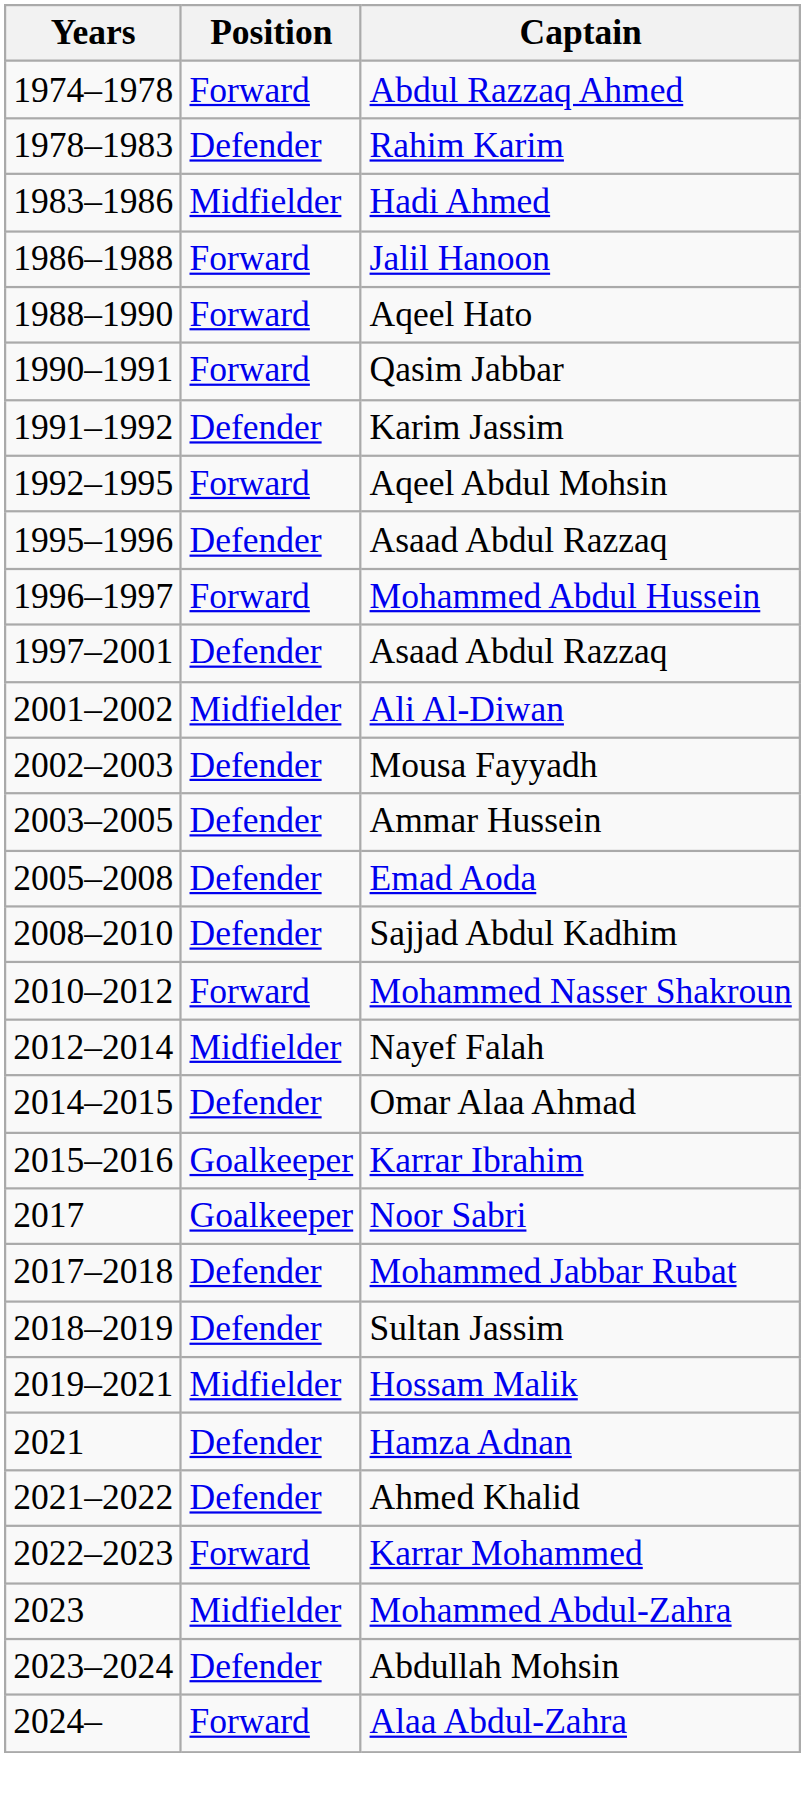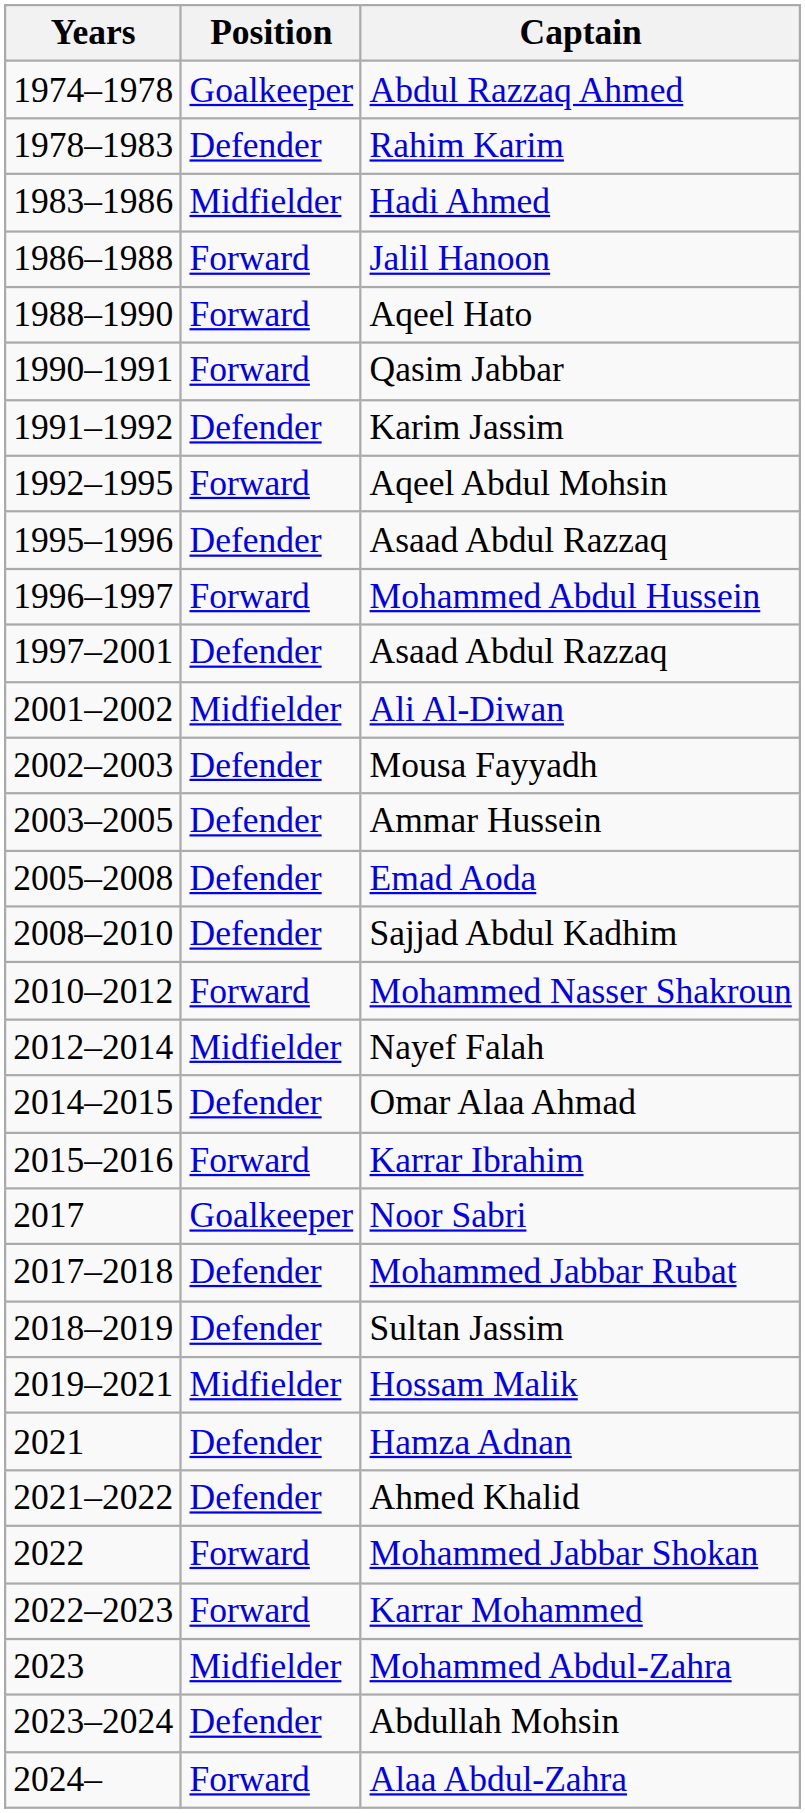(250, 88) Forward -> (271, 88) Goalkeeper
(271, 1159) Goalkeeper -> (250, 1159) Forward
+ row: (49, 1553)
